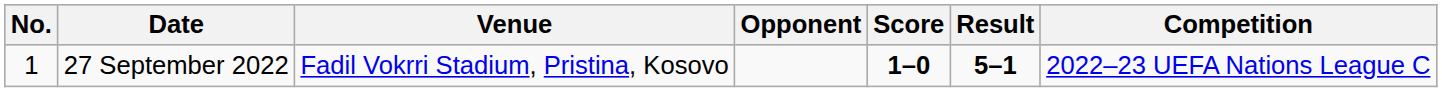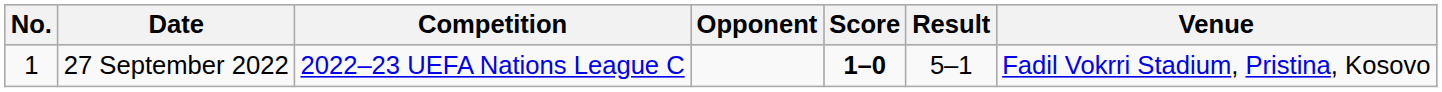columns swapped: (515, 24) <-> (1238, 24)
(995, 65) bold -> (951, 65) normal
